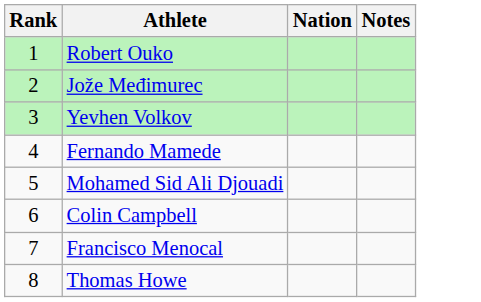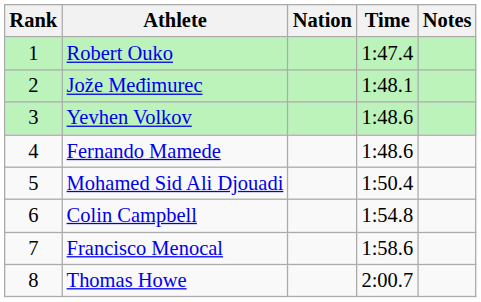+ column: (387, 20)
